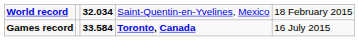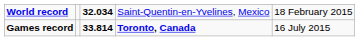(98, 28) 33.584 -> (98, 28) 33.814
